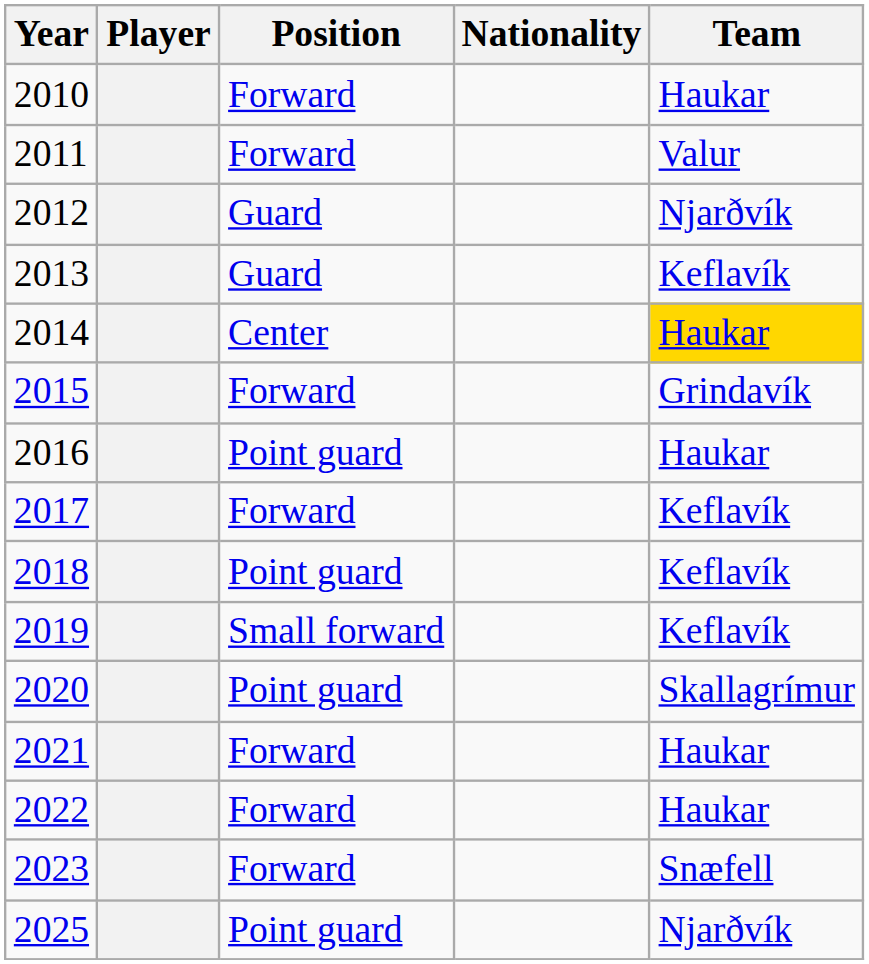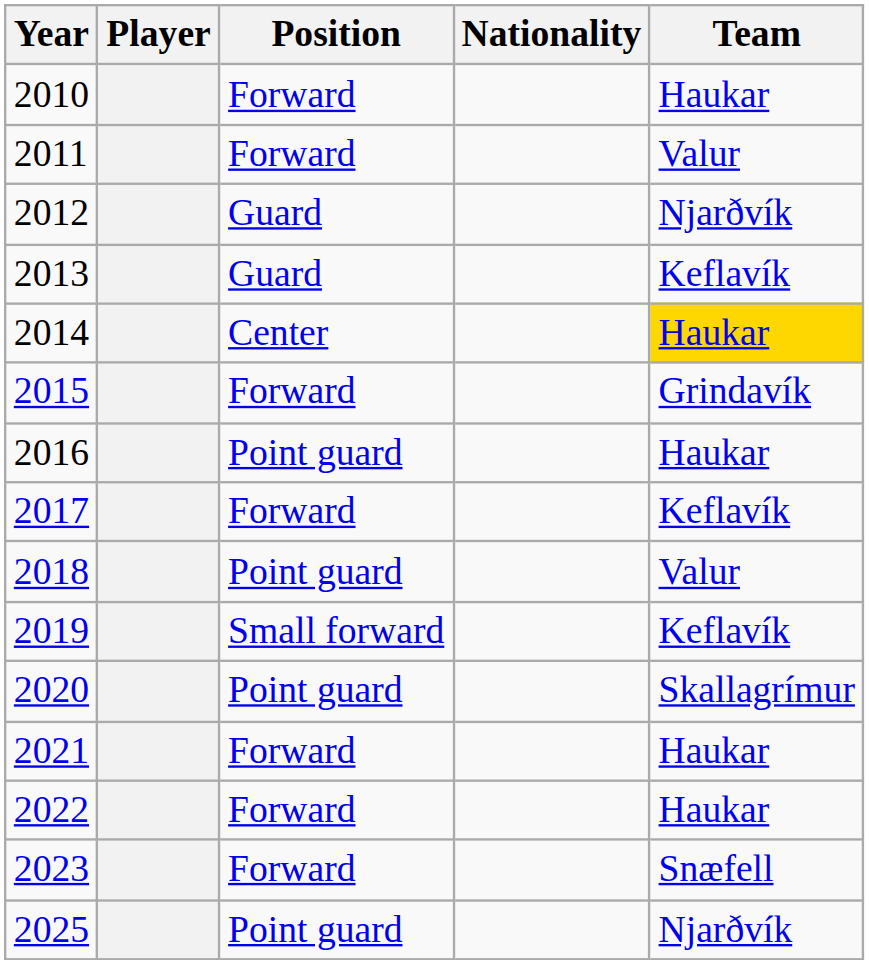(724, 570) Keflavík -> (699, 570) Valur
